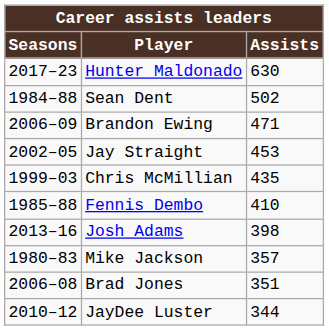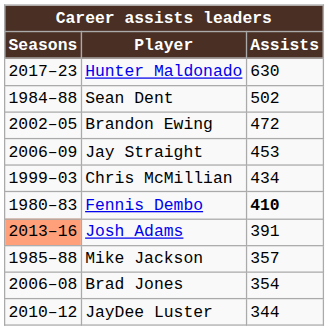(43, 125) 2006–09 -> (43, 125) 2002–05
(265, 125) 471 -> (265, 125) 472
(43, 152) 2002–05 -> (43, 152) 2006–09
(265, 179) 435 -> (265, 179) 434
(43, 205) 1985–88 -> (43, 205) 1980–83
(265, 205) normal -> (265, 205) bold
(43, 232) no background -> (43, 232) lightsalmon background
(265, 232) 398 -> (265, 232) 391
(43, 259) 1980–83 -> (43, 259) 1985–88
(265, 285) 351 -> (265, 285) 354
